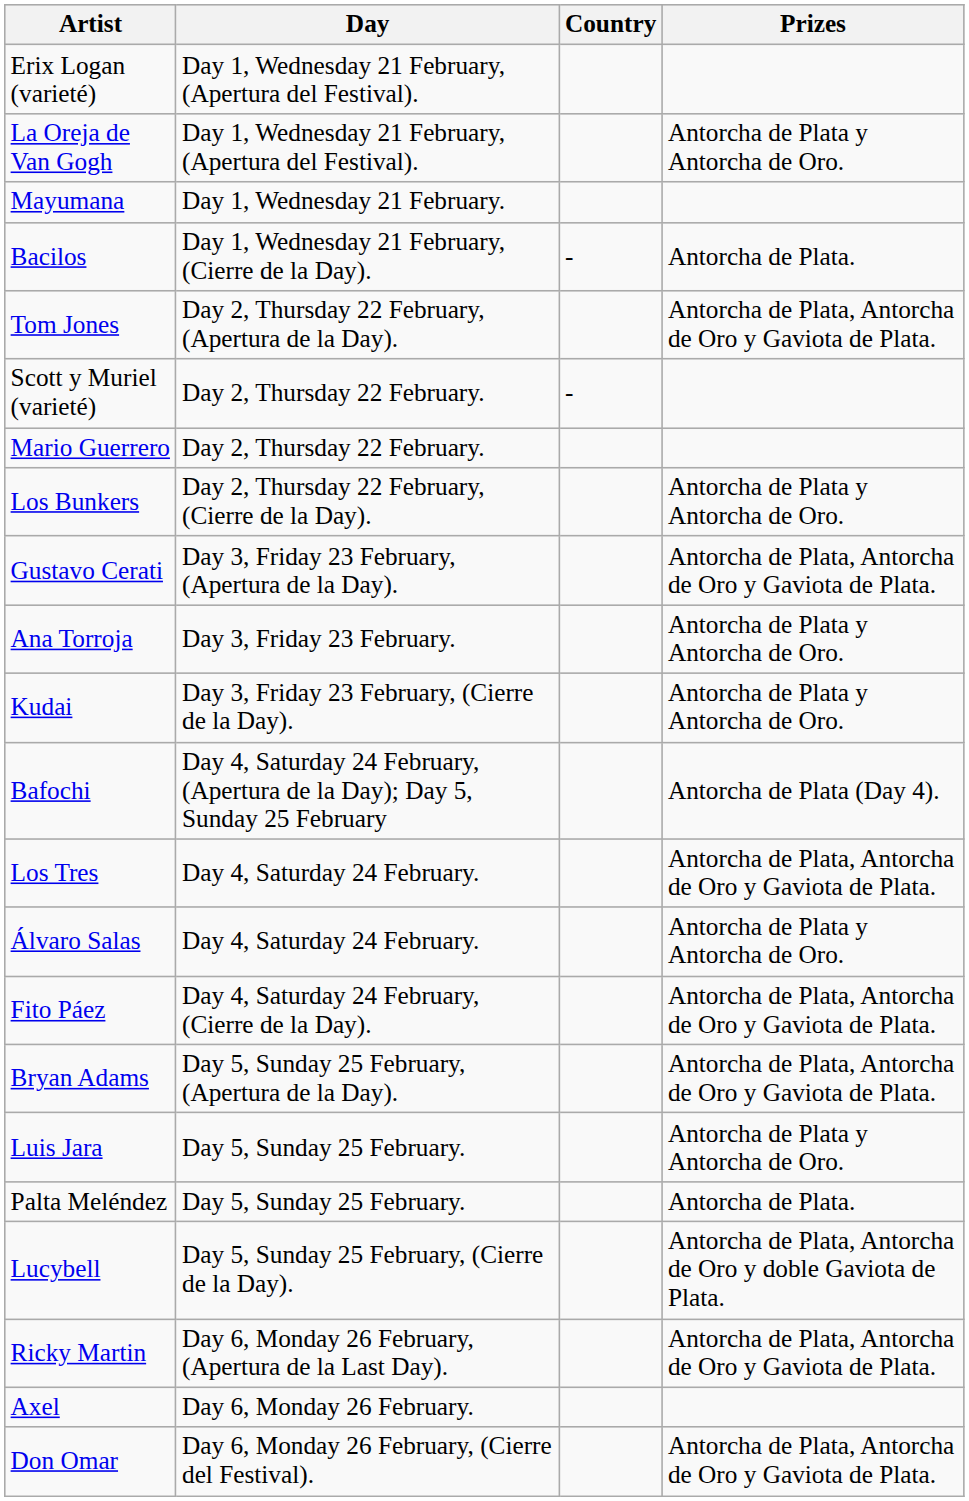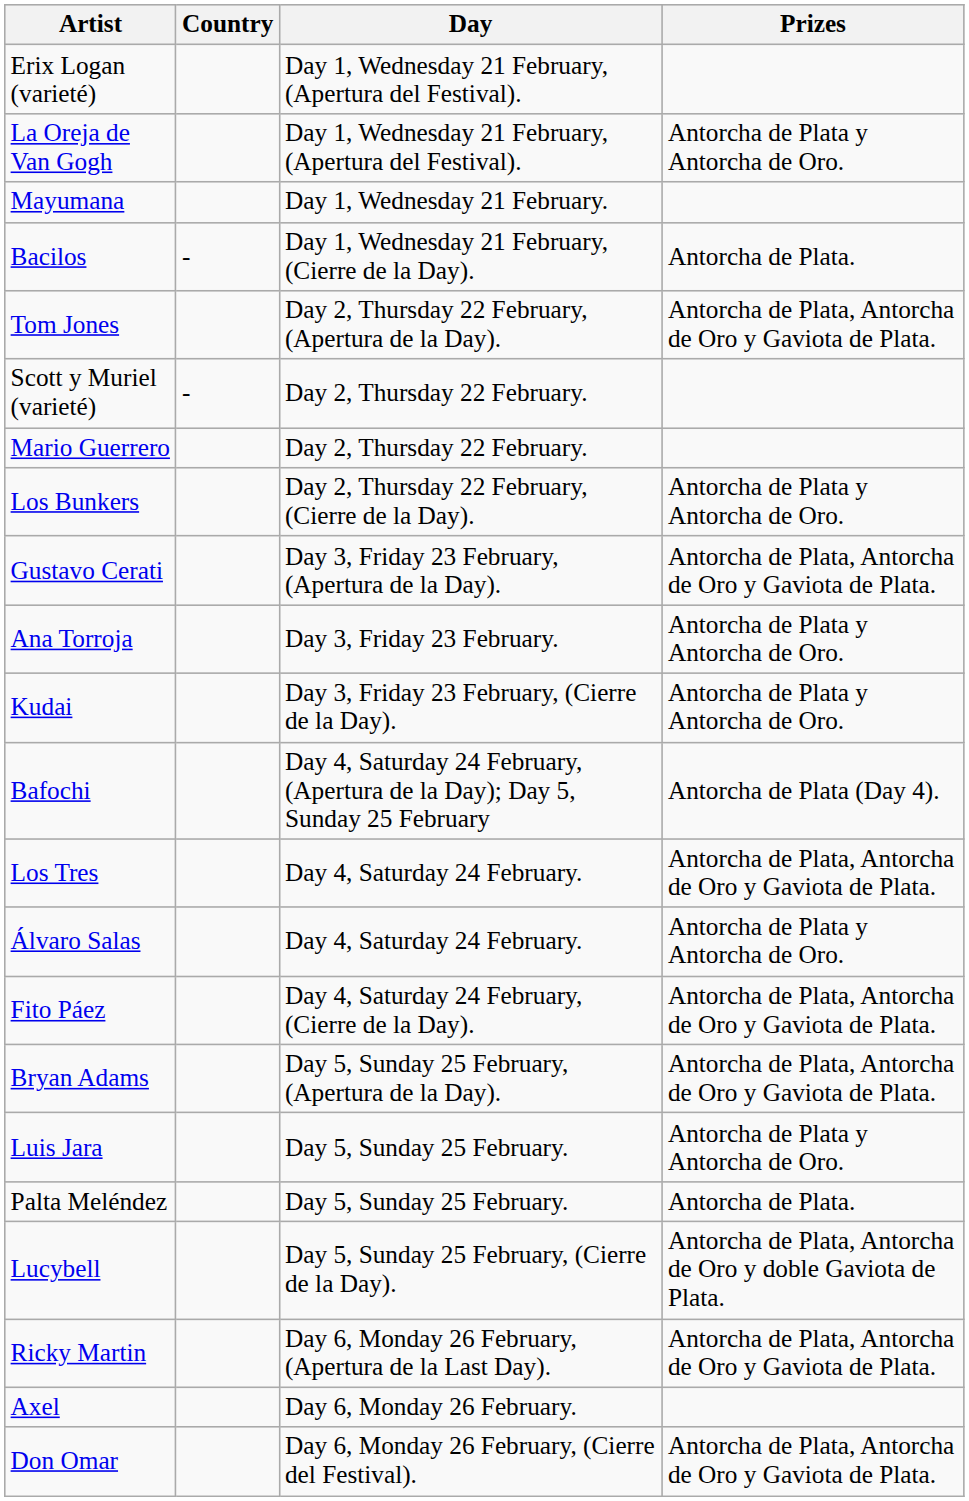columns swapped: (611, 24) <-> (368, 24)
